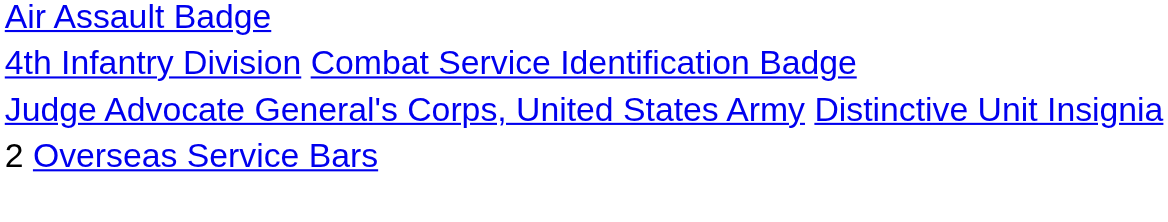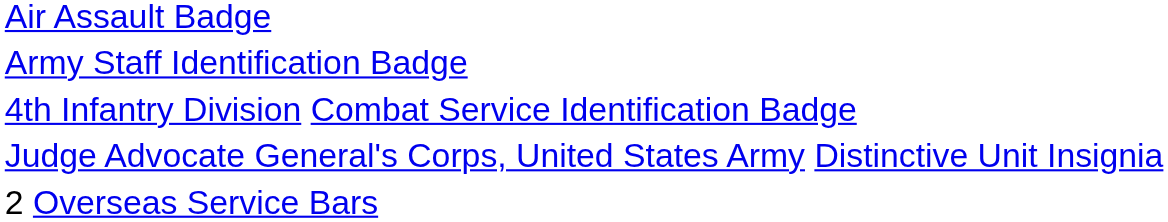+ row: (236, 63)
